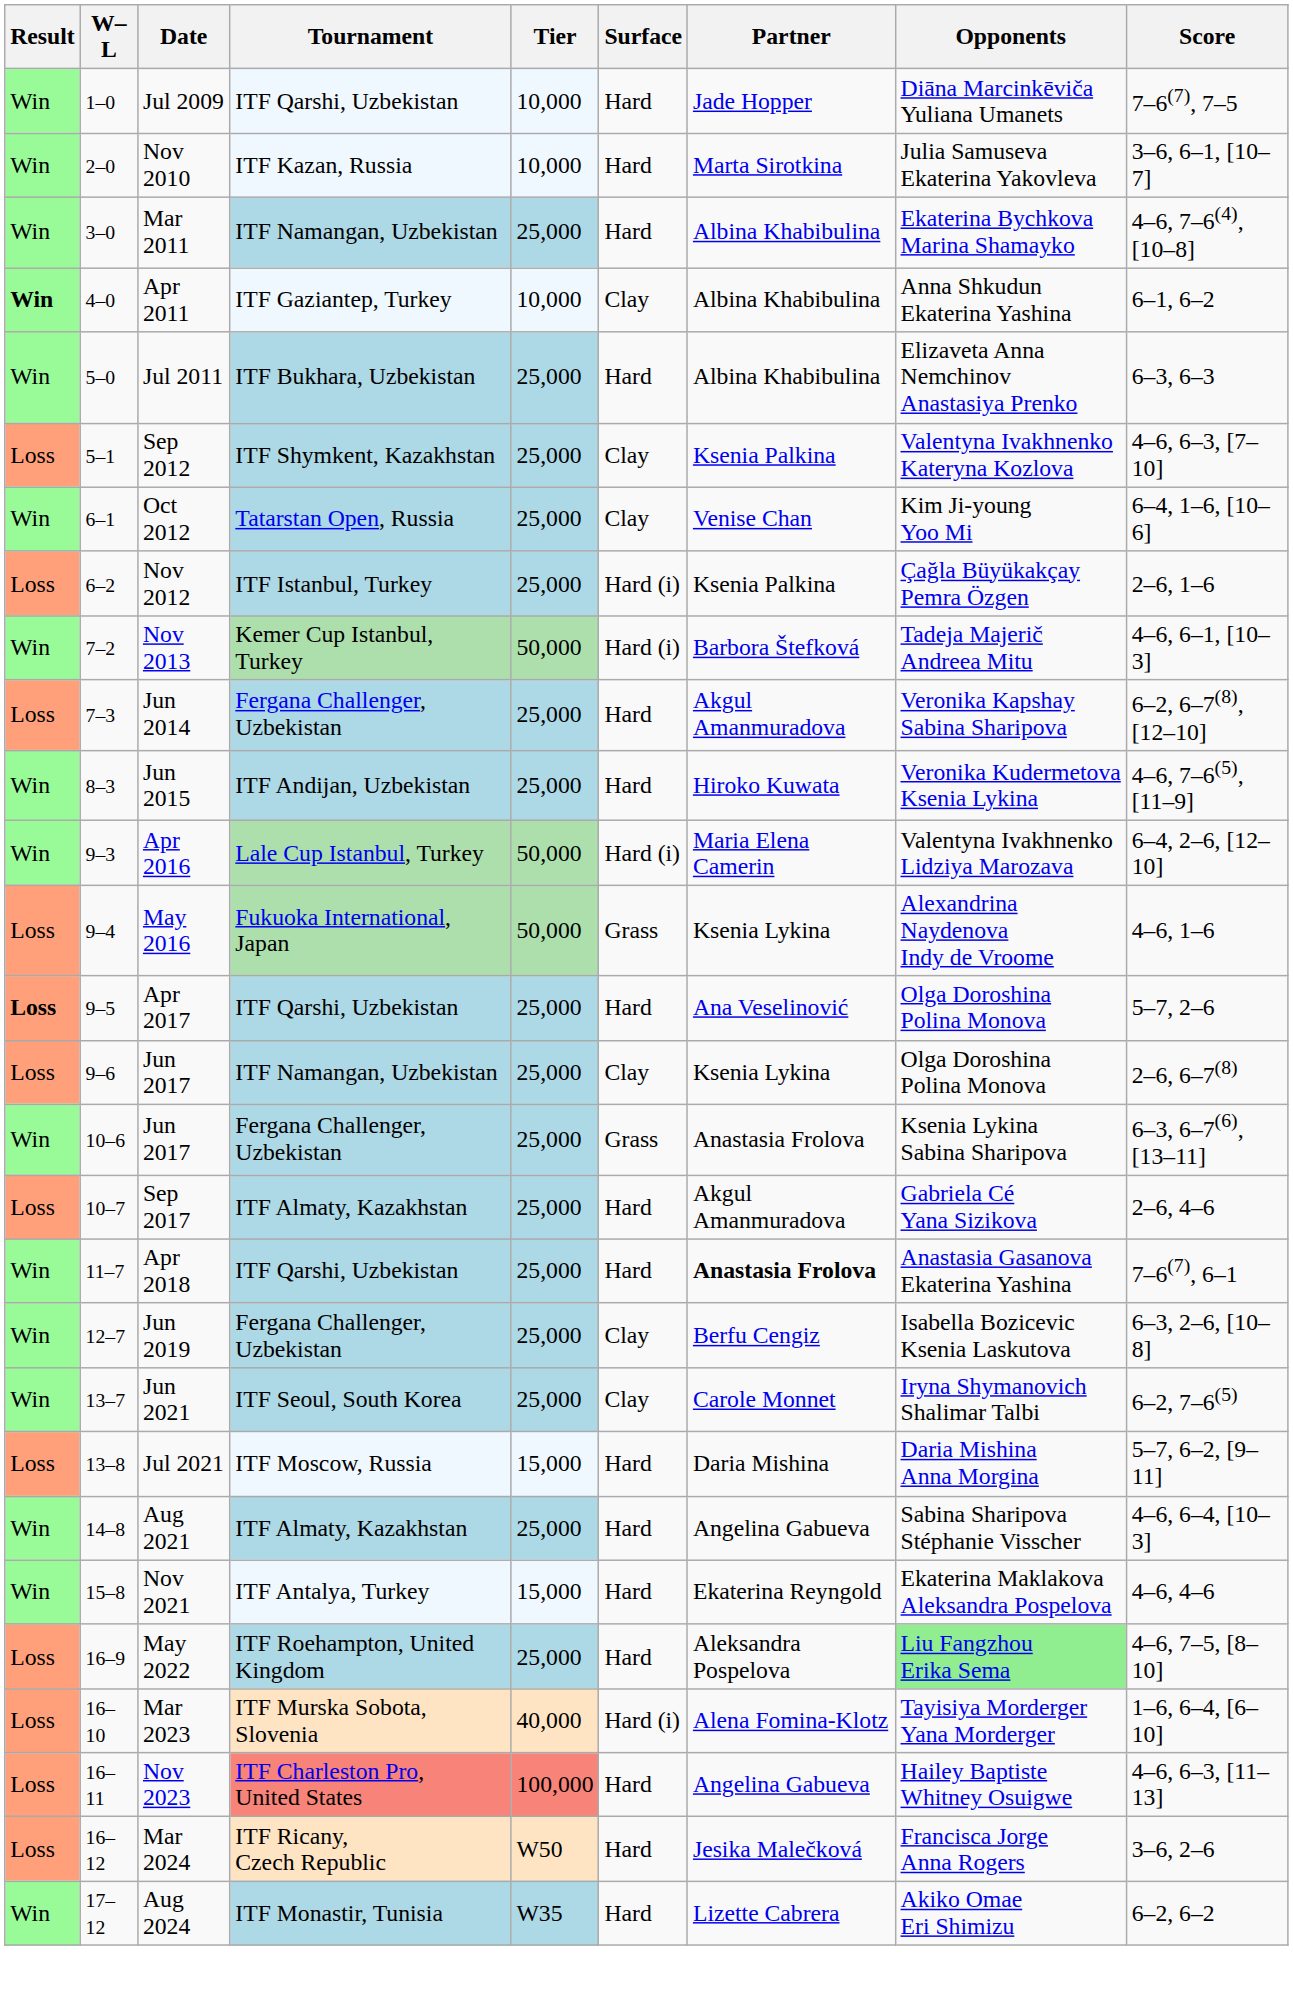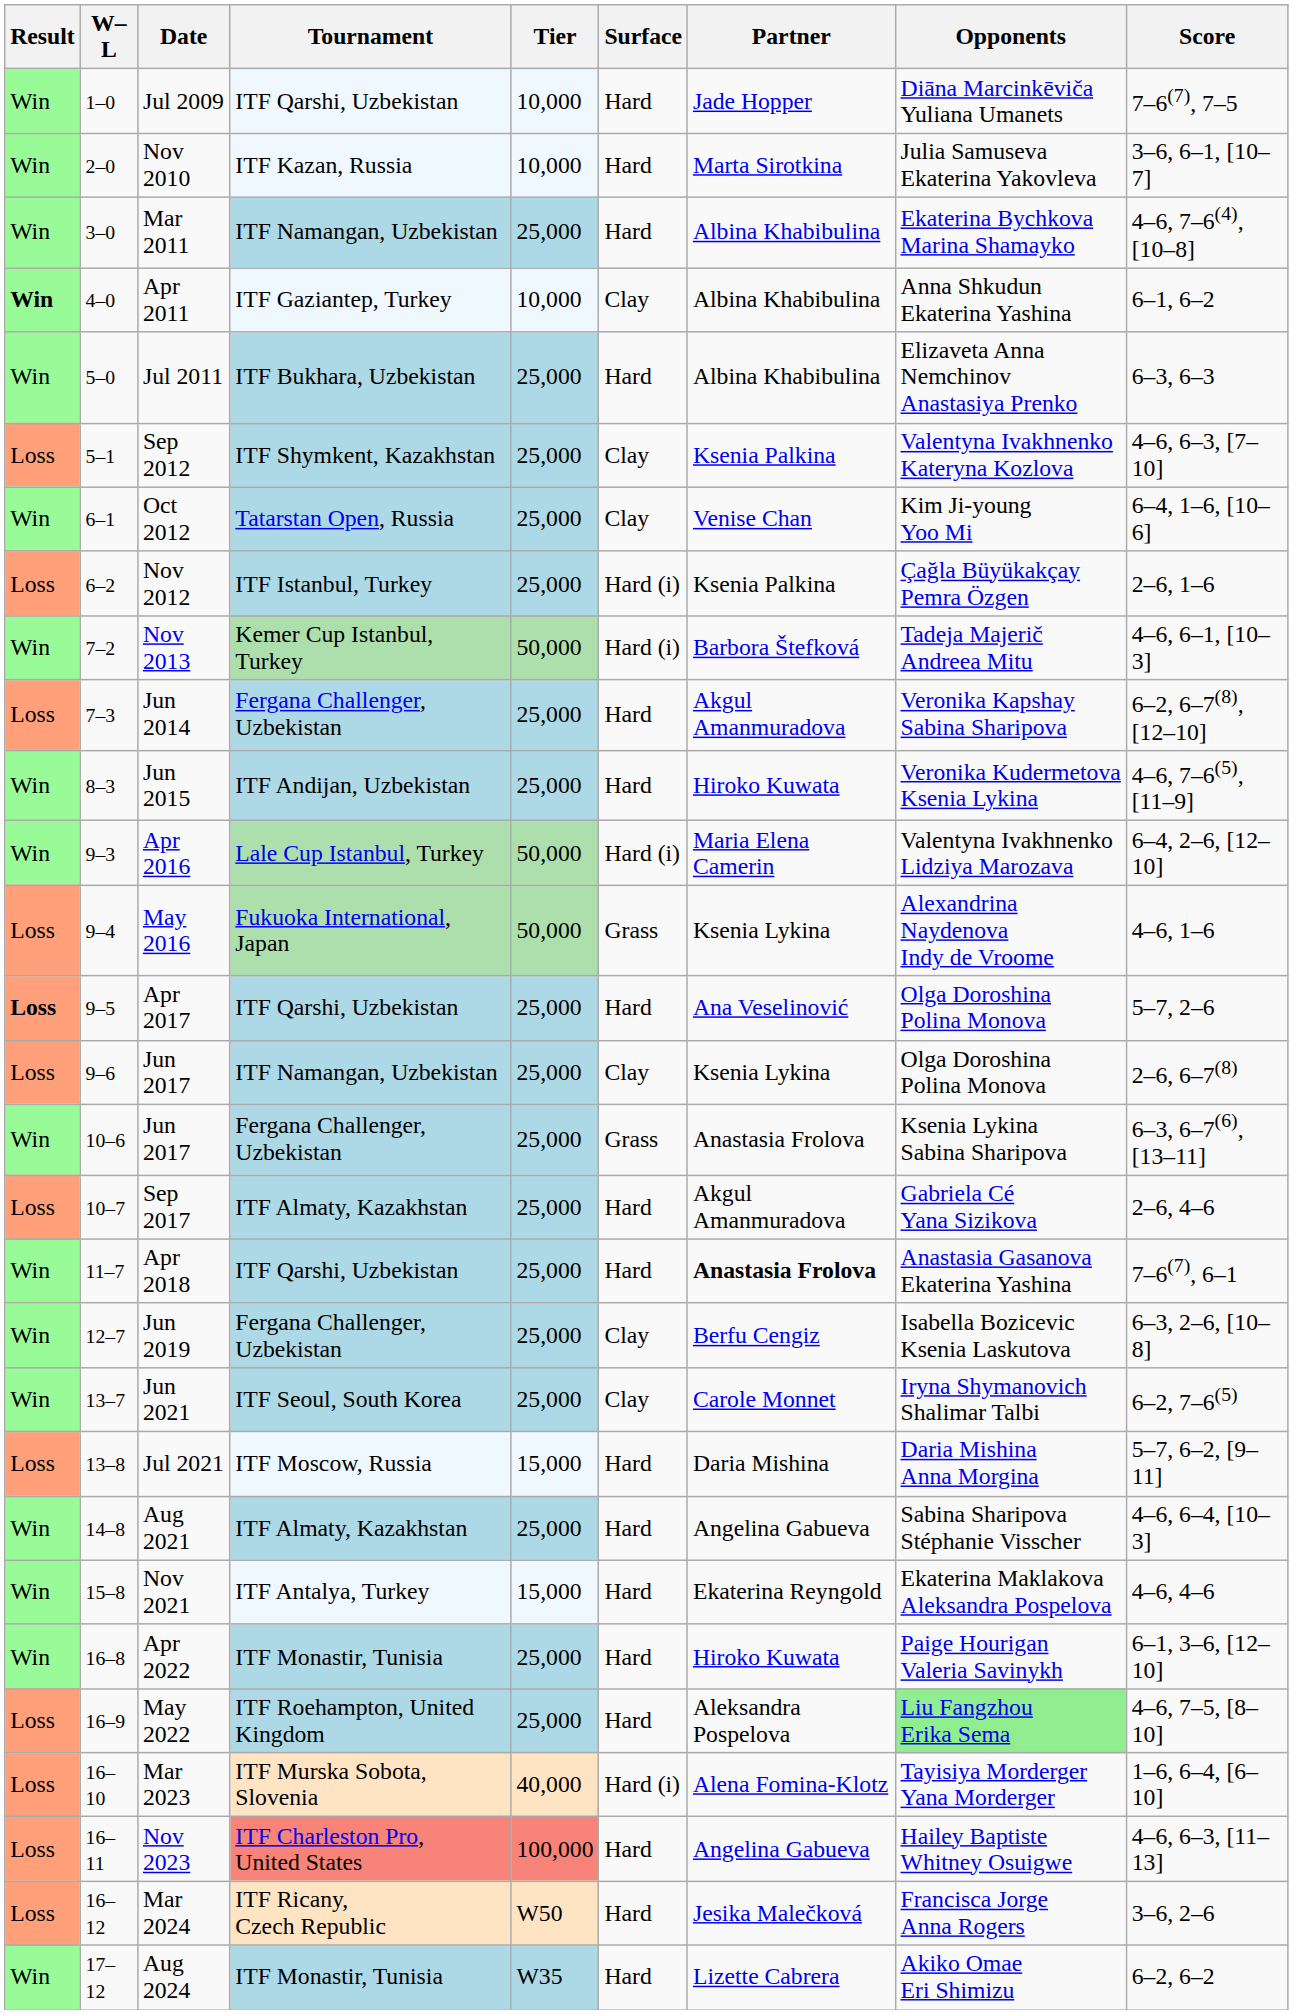+ row: (105, 1657)
